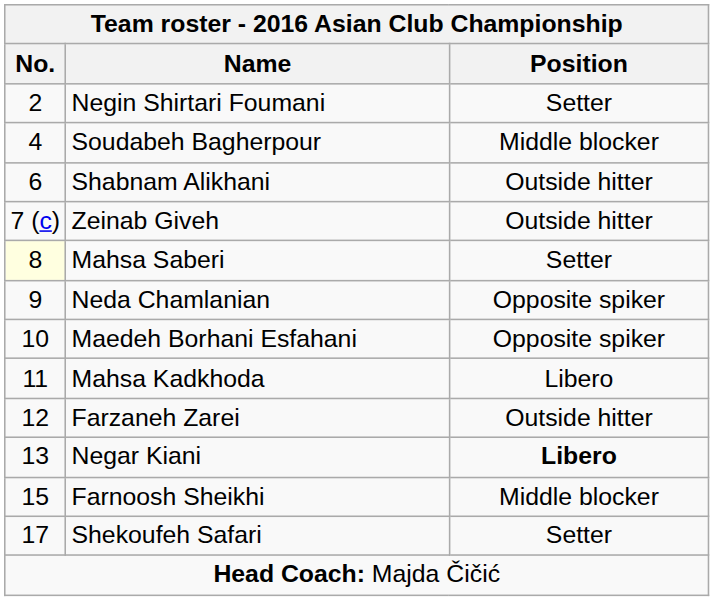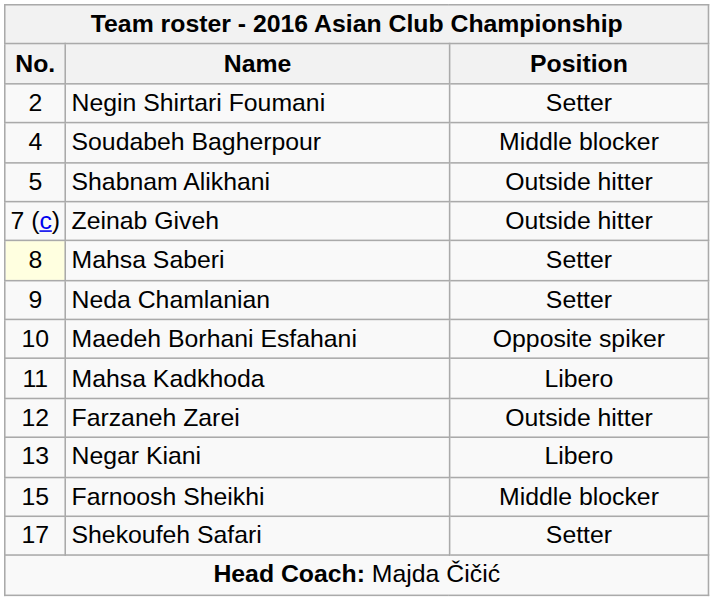(35, 181) 6 -> (35, 181) 5
(579, 299) Opposite spiker -> (579, 299) Setter
(579, 456) bold -> (579, 456) normal
